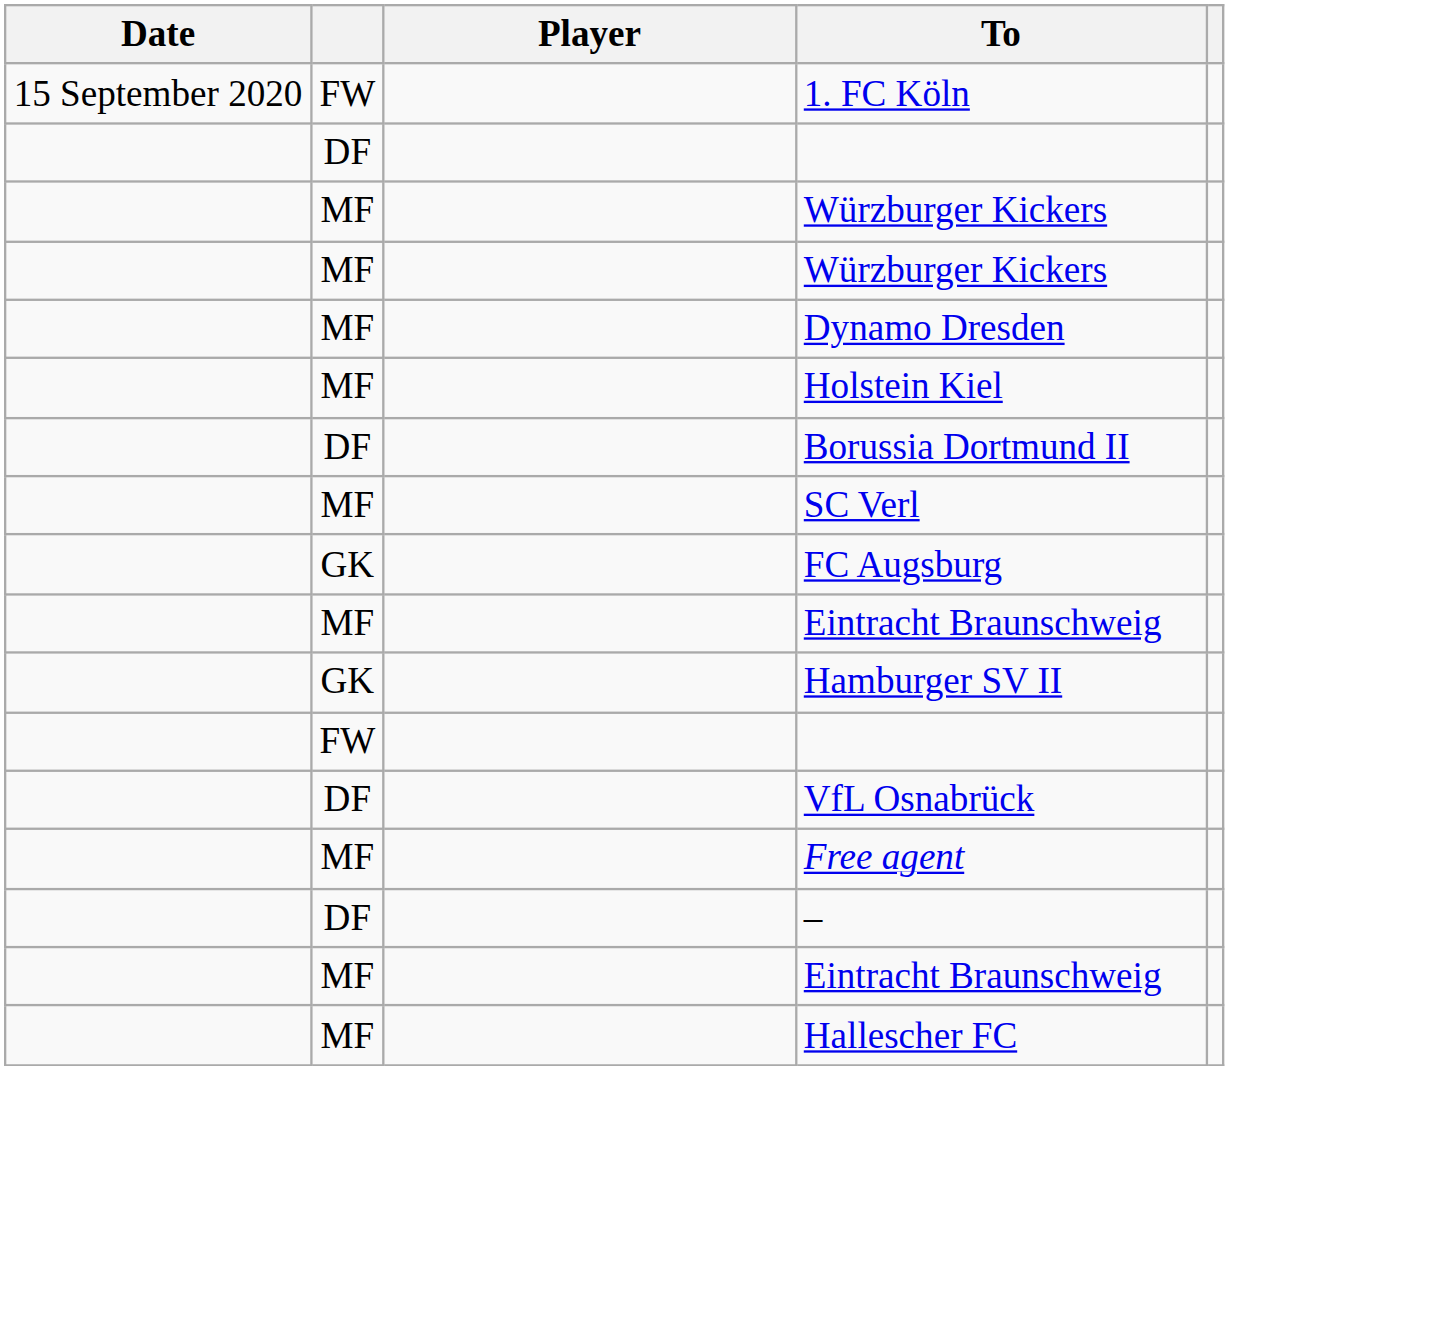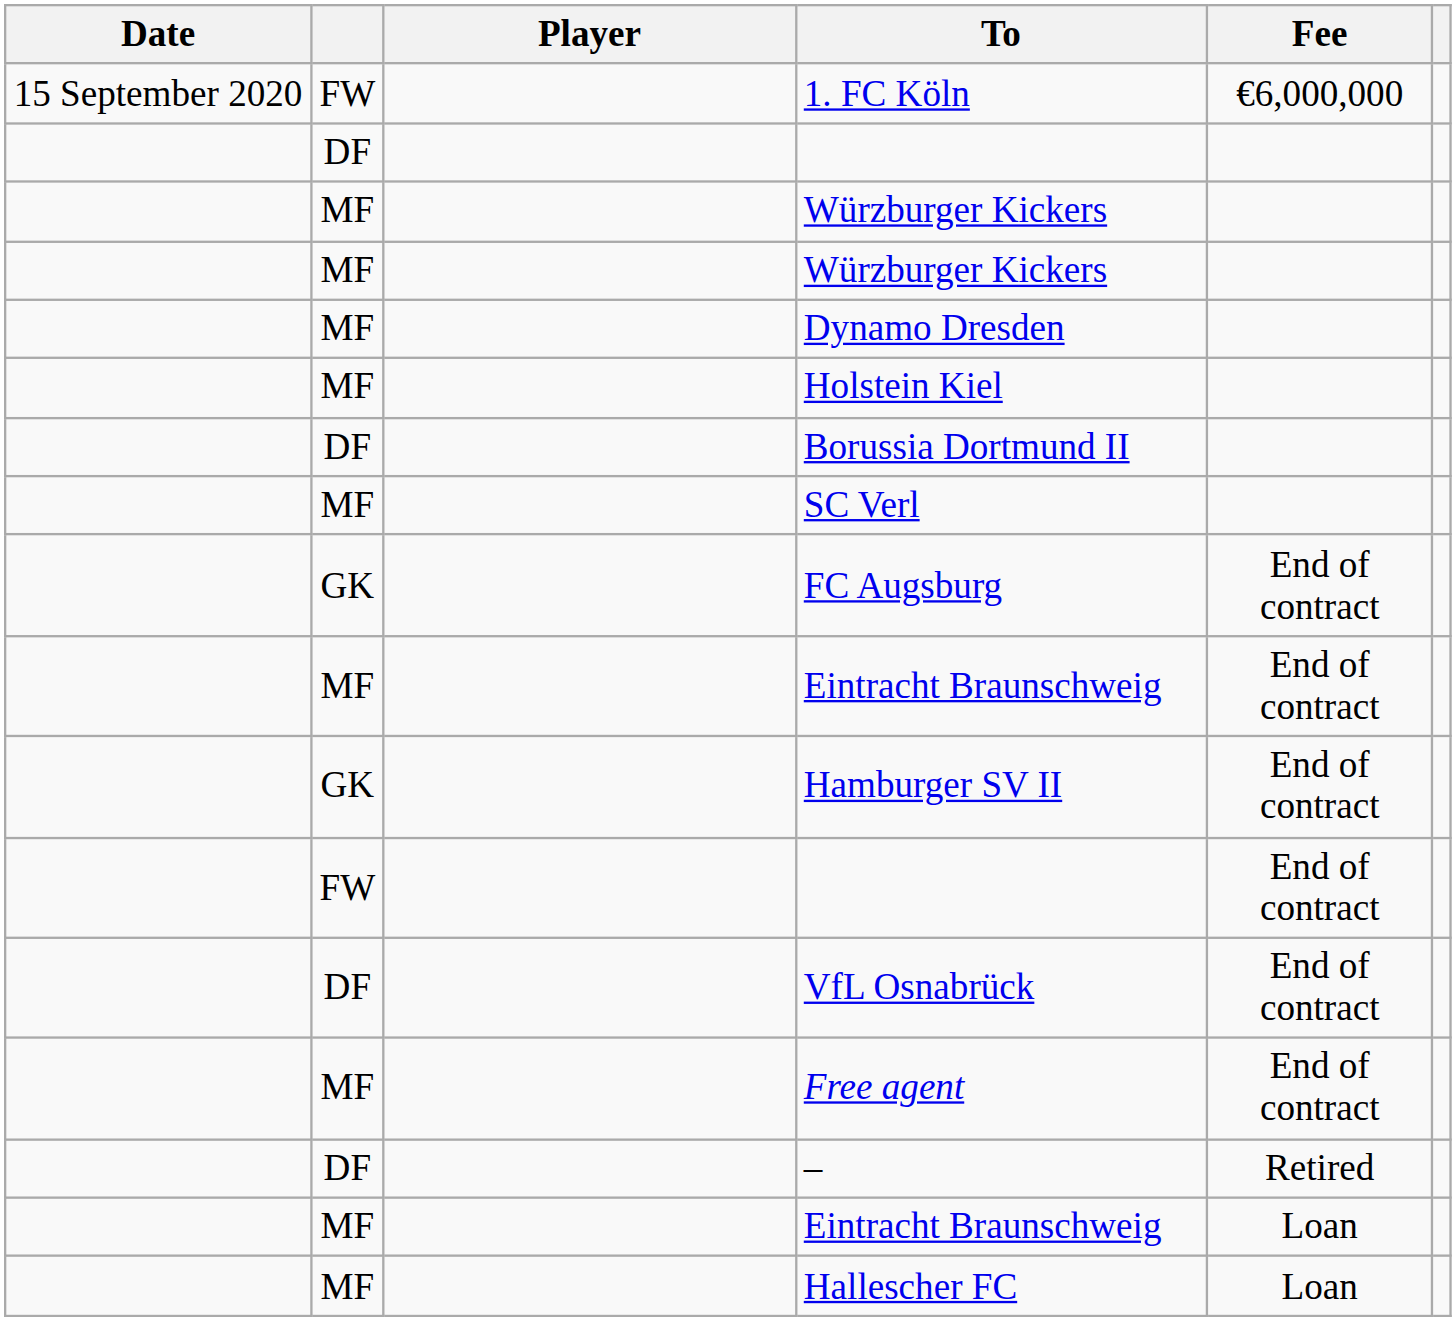+ column: (1320, 33)
